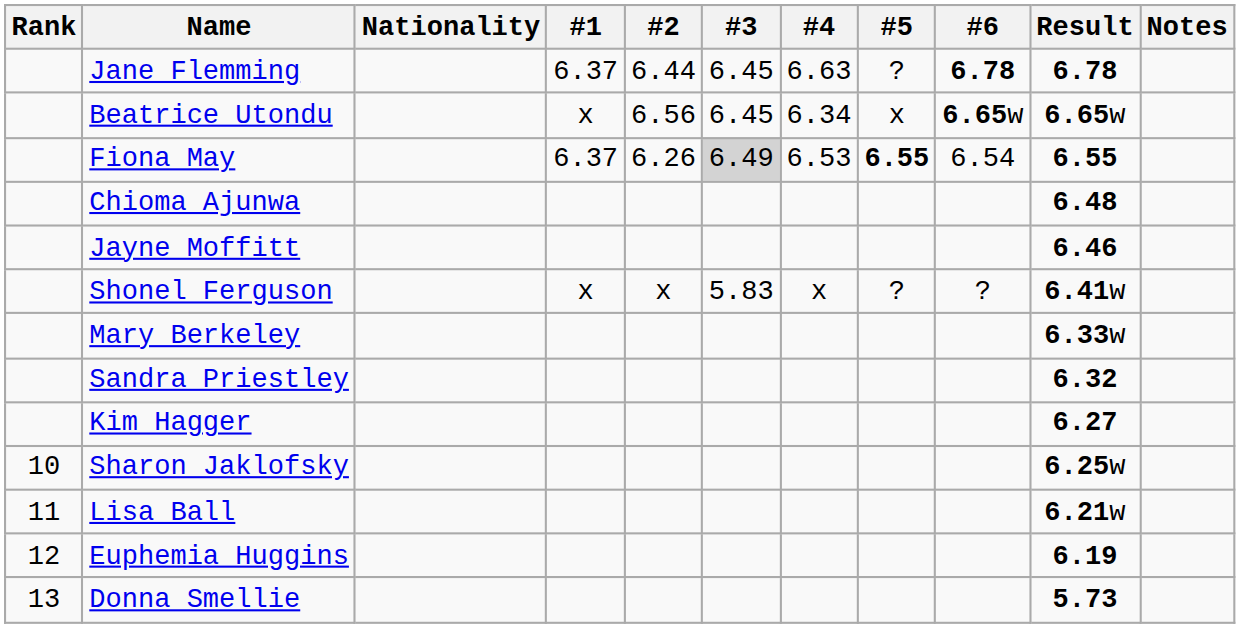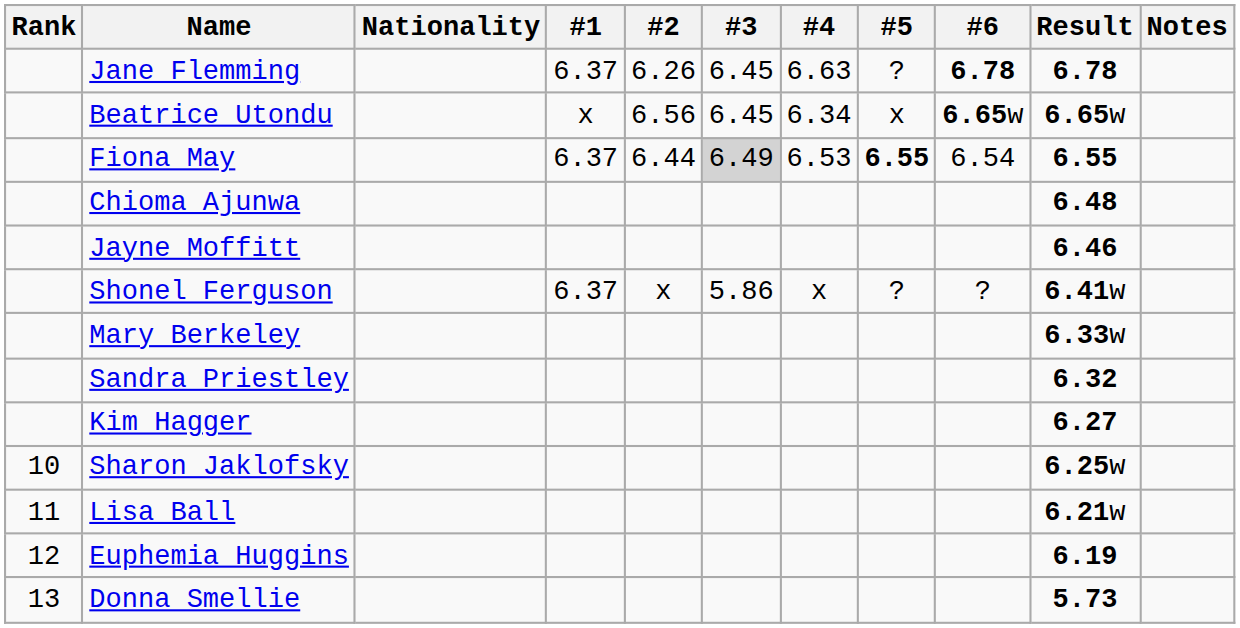(663, 71) 6.44 -> (663, 71) 6.26
(663, 159) 6.26 -> (663, 159) 6.44
(586, 291) x -> (586, 291) 6.37
(741, 291) 5.83 -> (741, 291) 5.86
